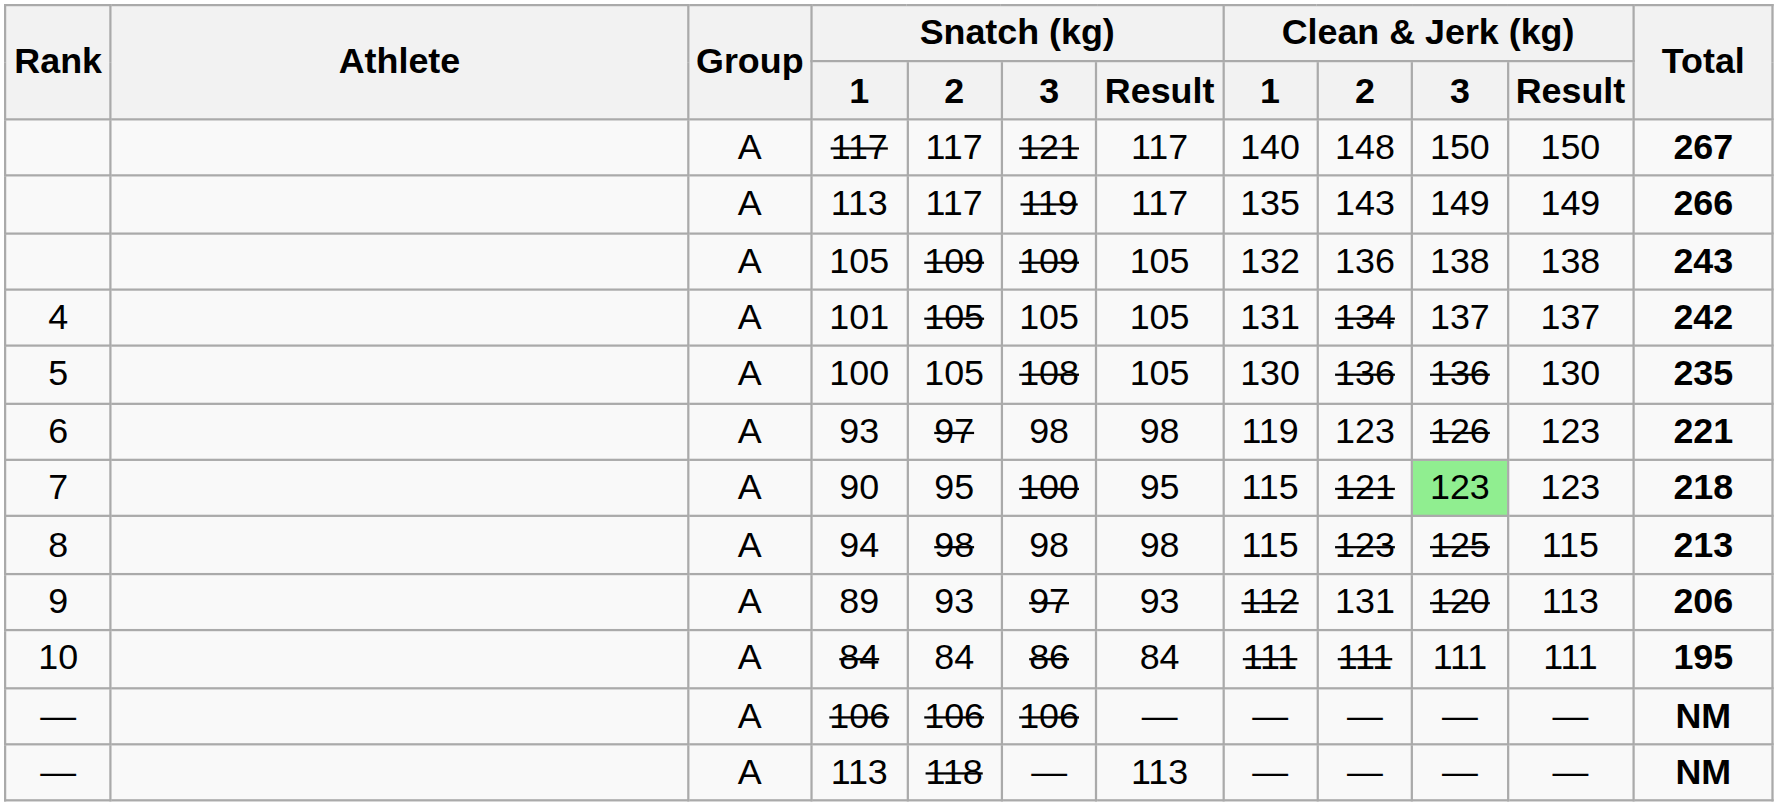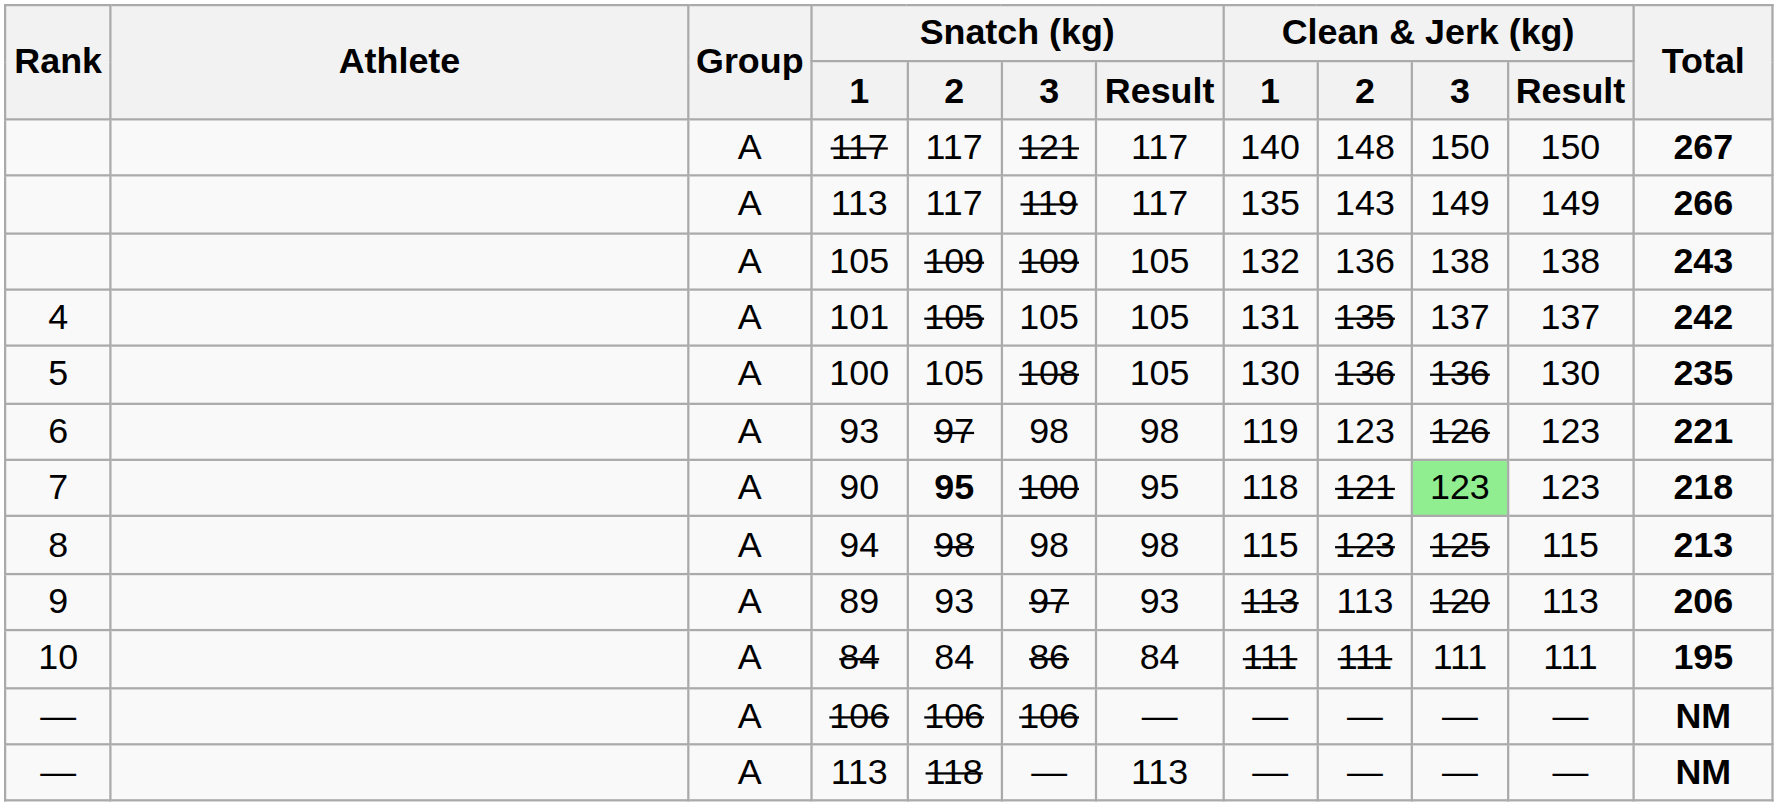(1365, 317) 134 -> (1365, 317) 135
(954, 487) normal -> (954, 487) bold
(1270, 487) 115 -> (1270, 487) 118
(1270, 601) 112 -> (1270, 601) 113
(1365, 601) 131 -> (1365, 601) 113
